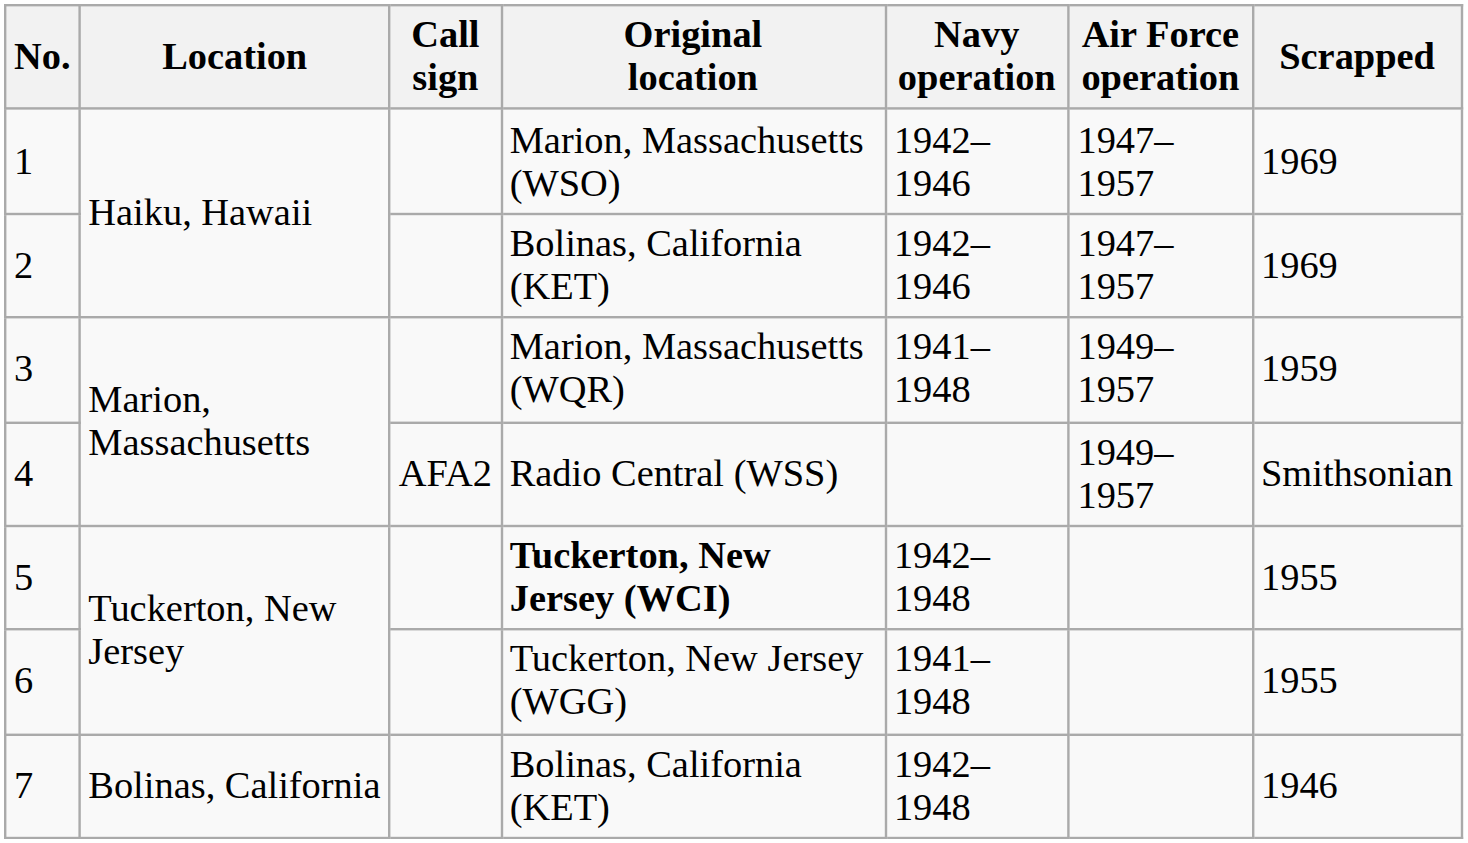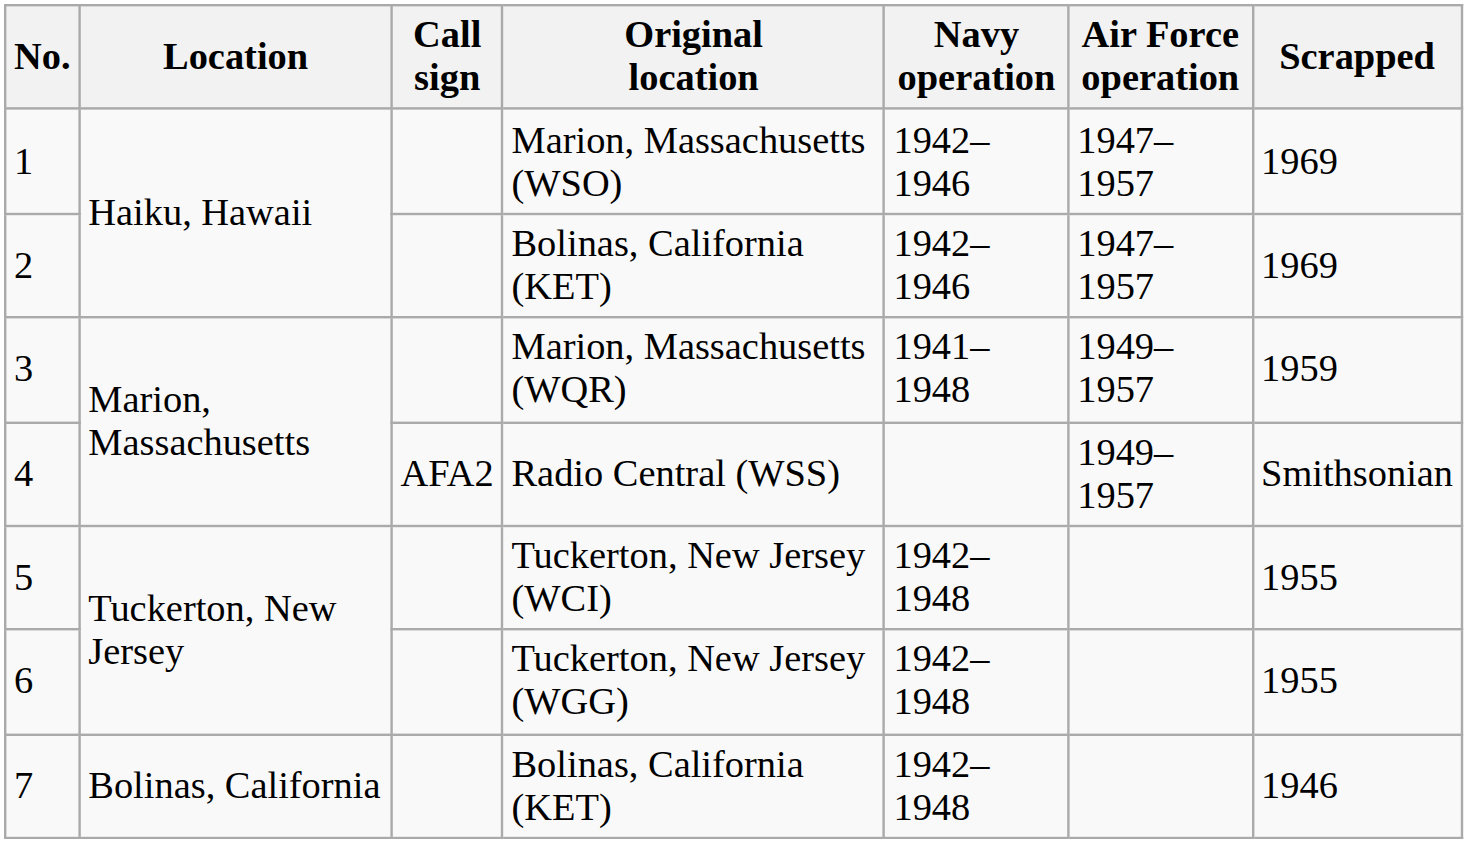(640, 577) bold -> (688, 577) normal
(942, 681) 1941–1948 -> (941, 681) 1942–1948
